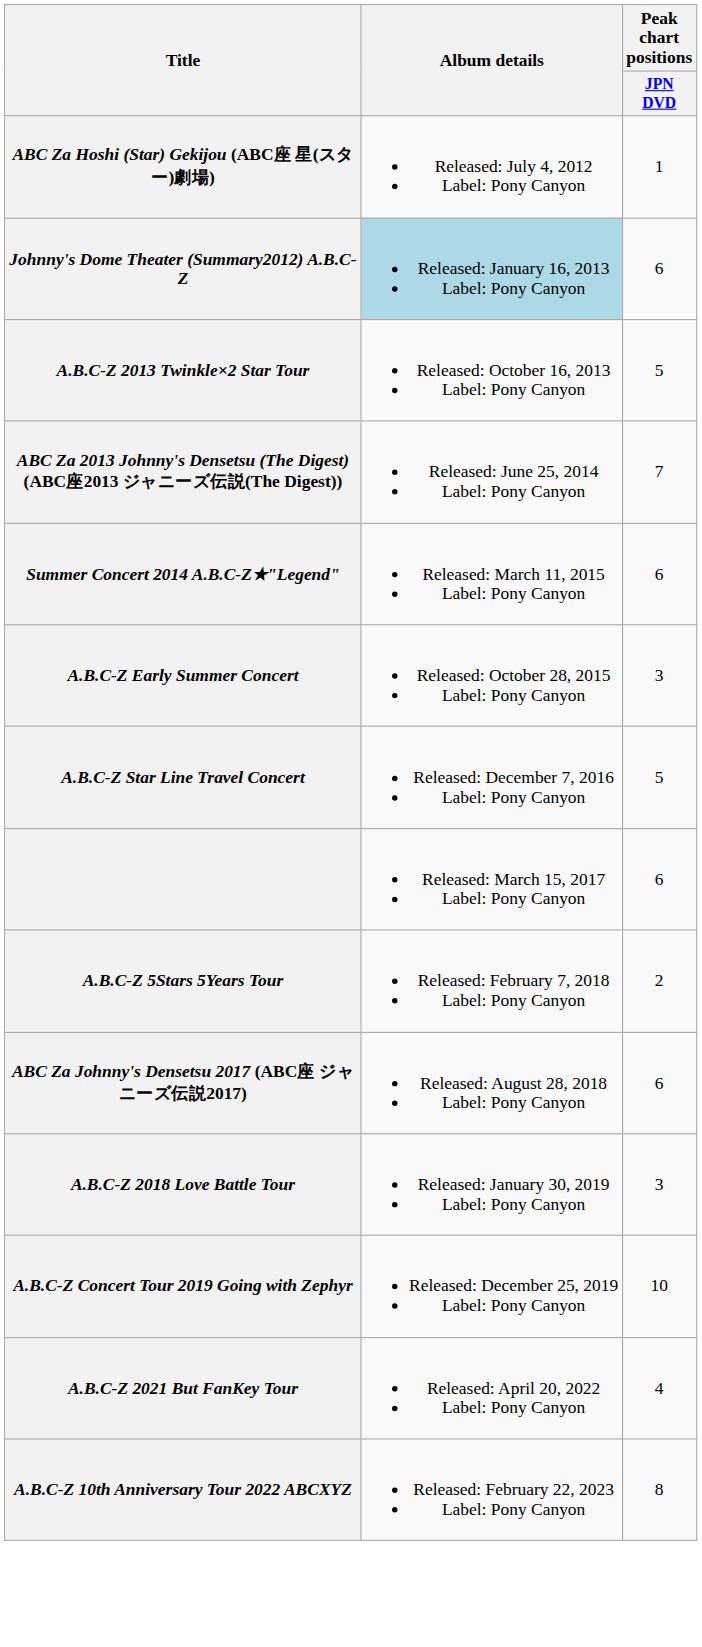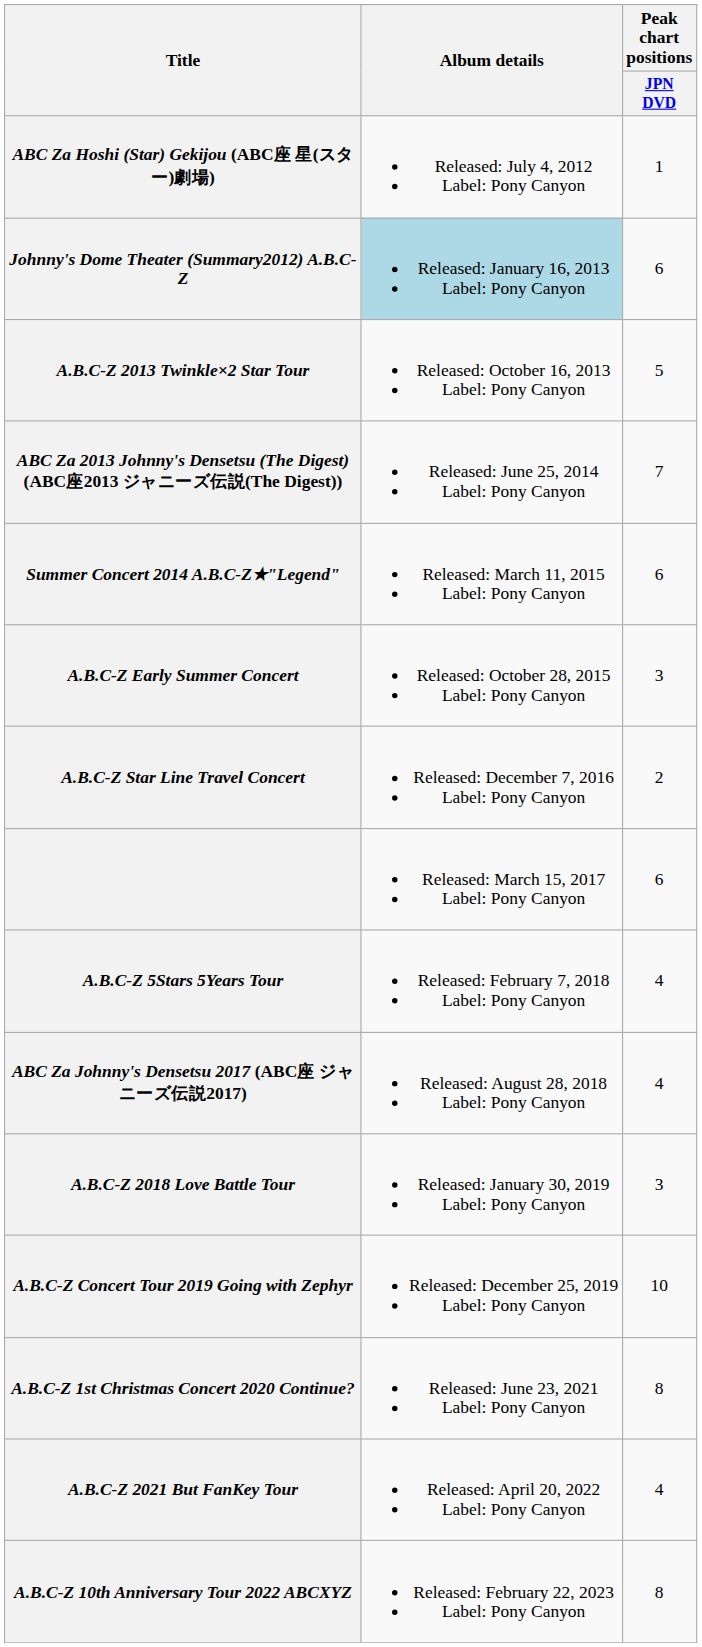(659, 777) 5 -> (659, 777) 2
(659, 980) 2 -> (659, 980) 4
(659, 1082) 6 -> (659, 1082) 4
+ row: (183, 1388)
